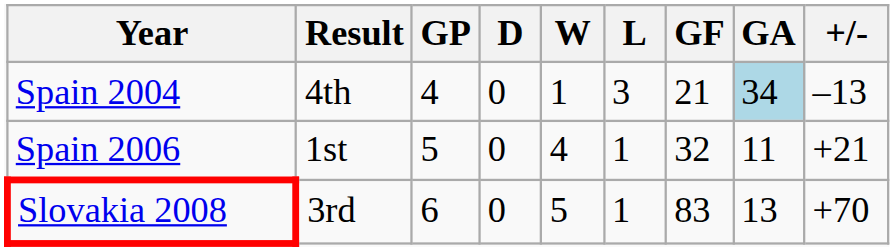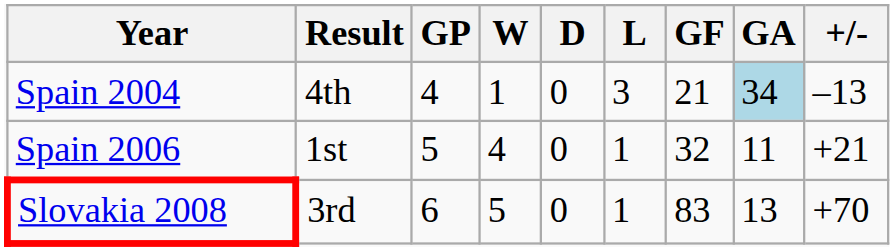columns swapped: (573, 33) <-> (510, 33)
